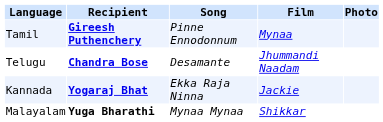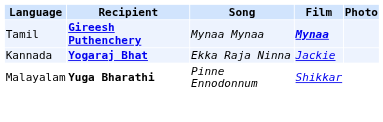(204, 34) Pinne Ennodonnum -> (228, 34) Mynaa Mynaa
(276, 34) normal -> (312, 34) bold
- row: (26, 62)
(207, 112) Mynaa Mynaa -> (224, 77) Pinne Ennodonnum
